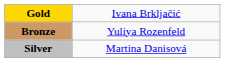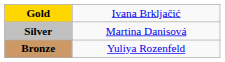rows swapped: (38, 48) <-> (38, 31)
